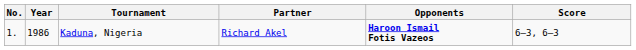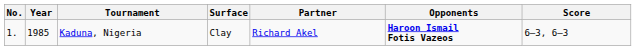+ column: (229, 12)
(38, 32) 1986 -> (38, 32) 1985
